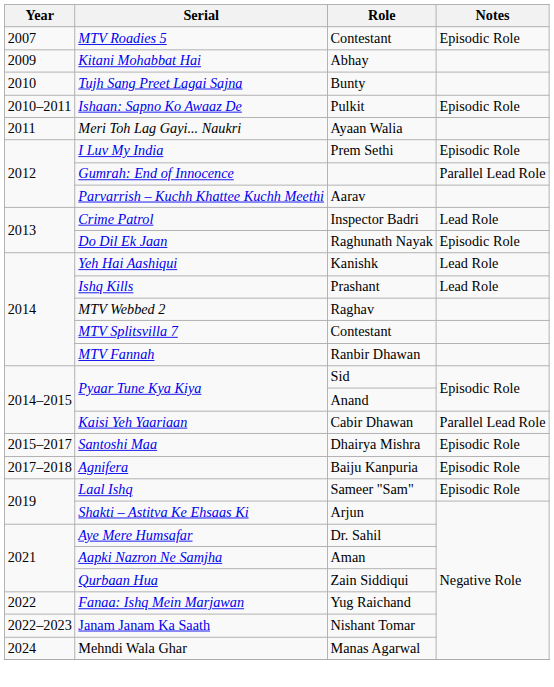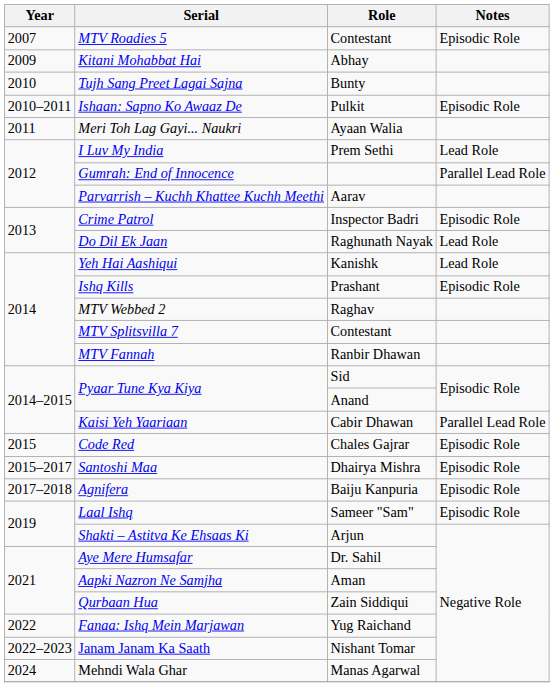(480, 151) Episodic Role -> (469, 151) Lead Role
(469, 219) Lead Role -> (480, 219) Episodic Role
(480, 241) Episodic Role -> (469, 241) Lead Role
(469, 286) Lead Role -> (480, 286) Episodic Role
+ row: (106, 444)
